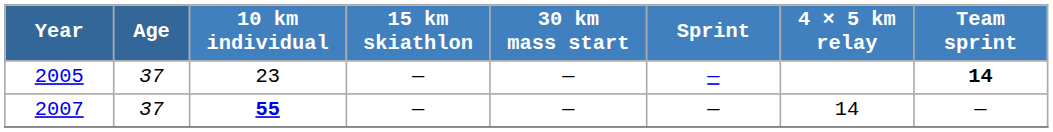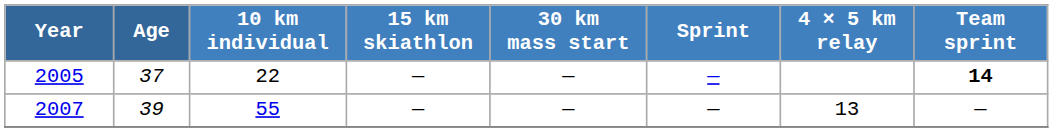(268, 78) 23 -> (268, 78) 22
(152, 111) 37 -> (152, 111) 39
(268, 111) bold -> (268, 111) normal
(847, 111) 14 -> (847, 111) 13
